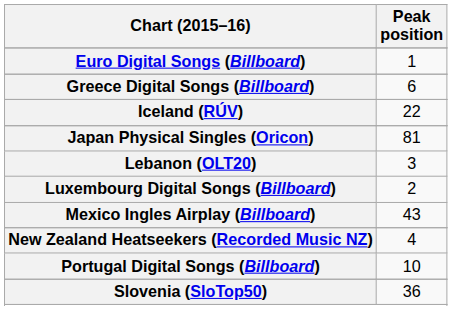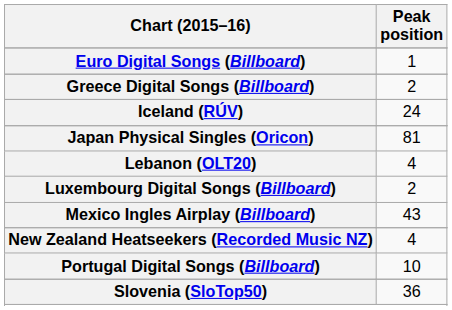(412, 86) 6 -> (412, 86) 2
(412, 112) 22 -> (412, 112) 24
(412, 163) 3 -> (412, 163) 4
